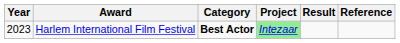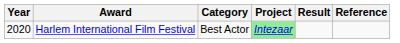(19, 30) 2023 -> (19, 30) 2020
(227, 30) bold -> (225, 30) normal
